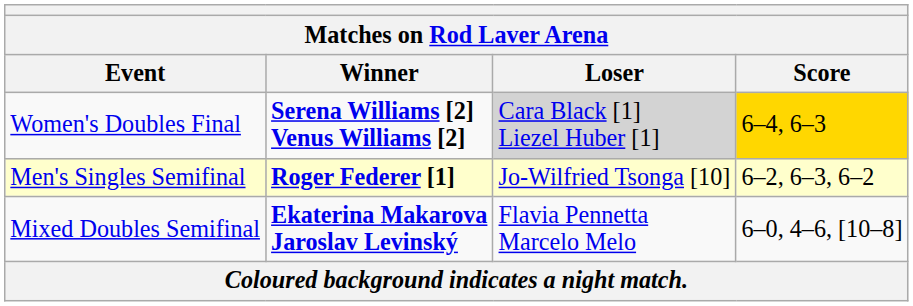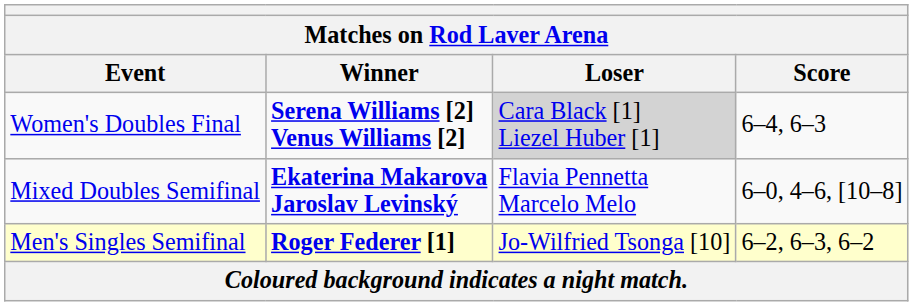(784, 125) gold background -> (784, 125) no background
rows swapped: (135, 228) <-> (128, 176)
